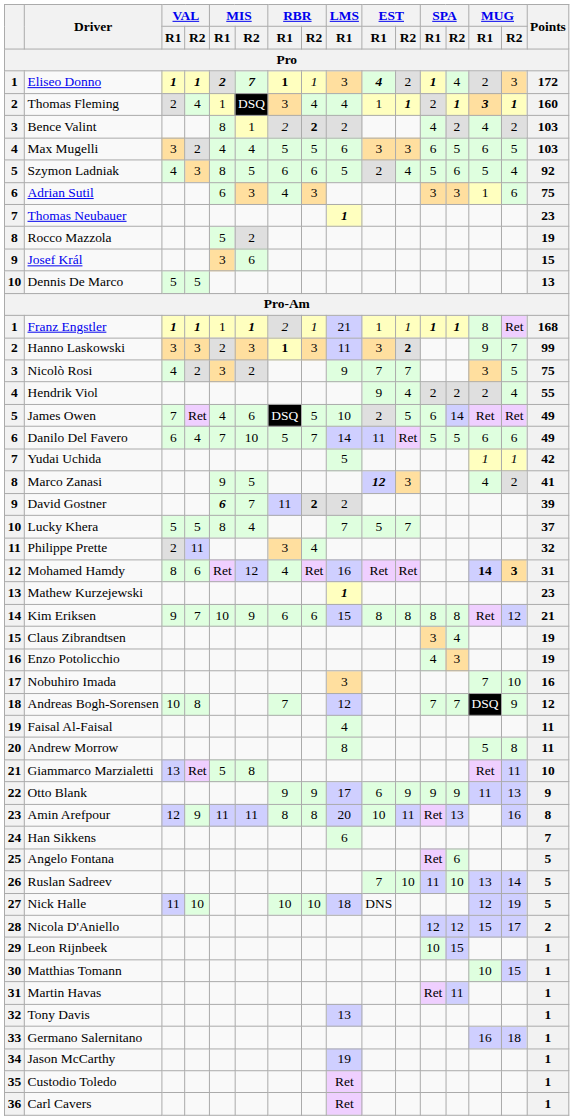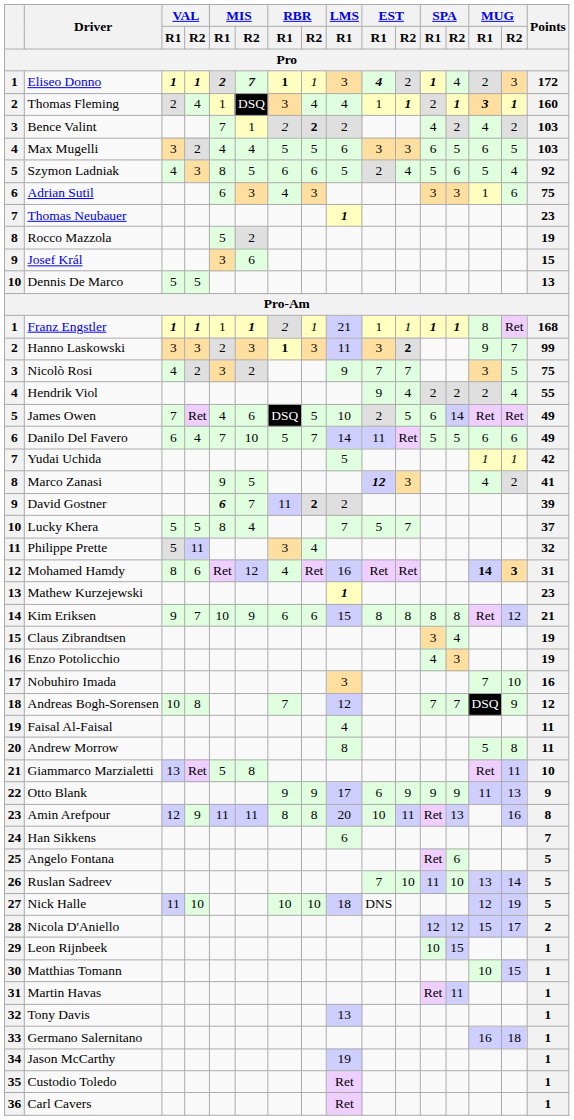(222, 126) 8 -> (222, 126) 7
(173, 548) 2 -> (173, 548) 5
